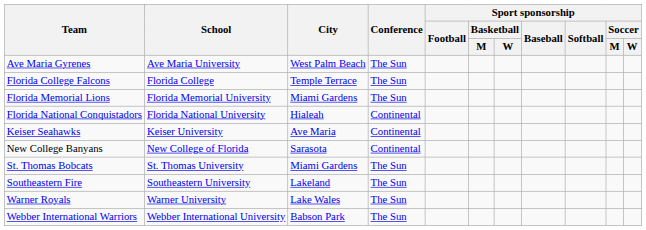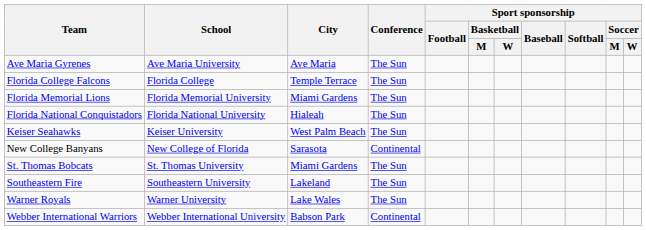(328, 64) West Palm Beach -> (313, 64) Ave Maria
(396, 115) Continental -> (389, 115) The Sun
(313, 132) Ave Maria -> (328, 132) West Palm Beach
(396, 132) Continental -> (389, 132) The Sun
(389, 217) The Sun -> (396, 217) Continental
